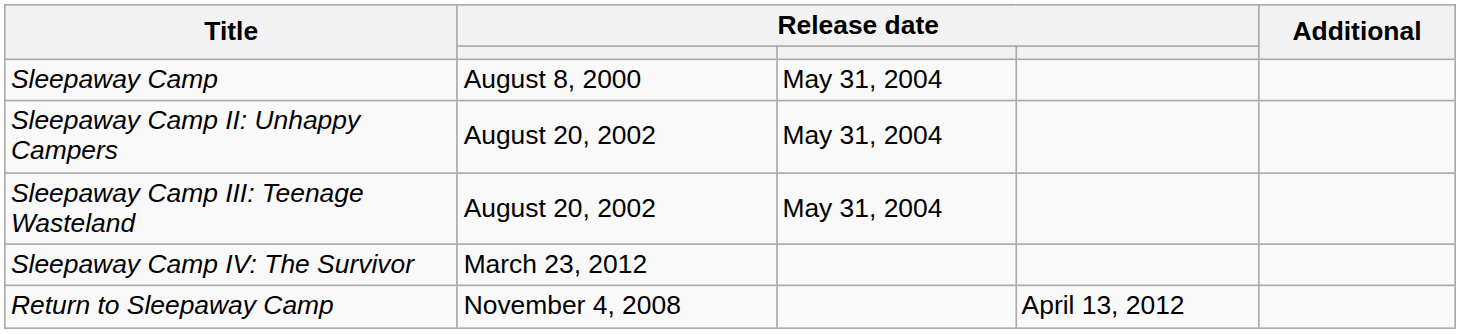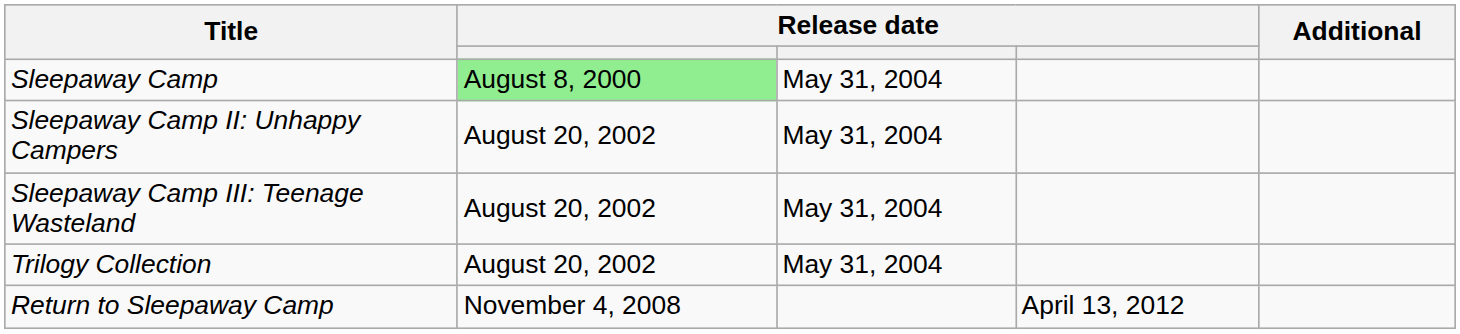(552, 79) no background -> (552, 79) lightgreen background
+ row: (111, 264)
- row: (212, 264)
